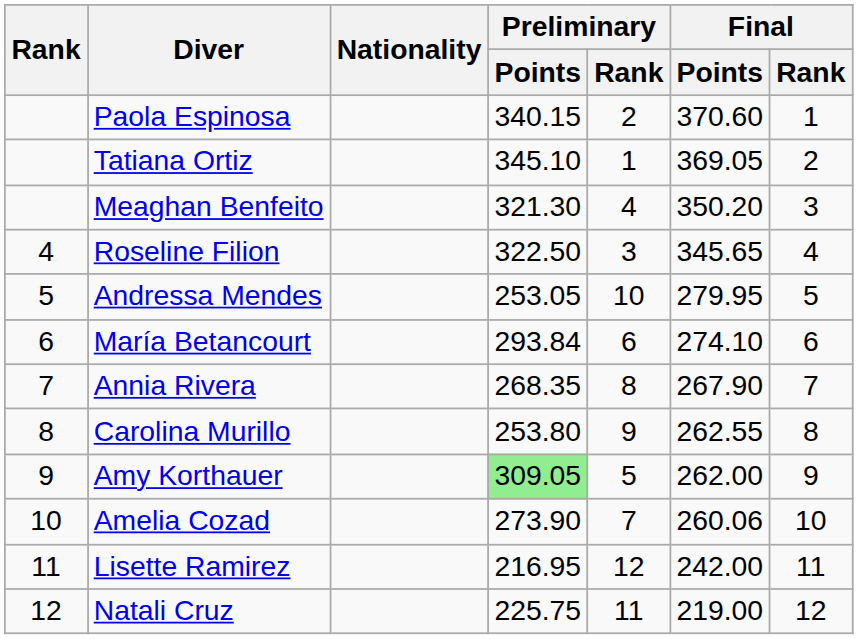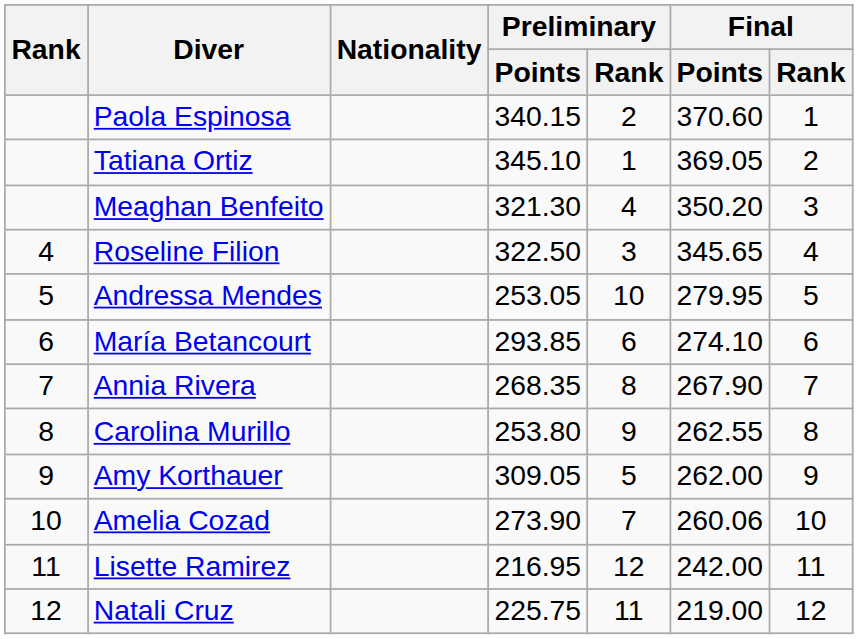(538, 341) 293.84 -> (538, 341) 293.85
(538, 476) lightgreen background -> (538, 476) no background
